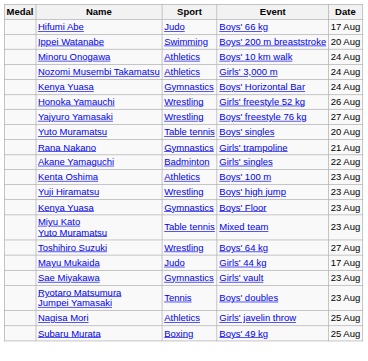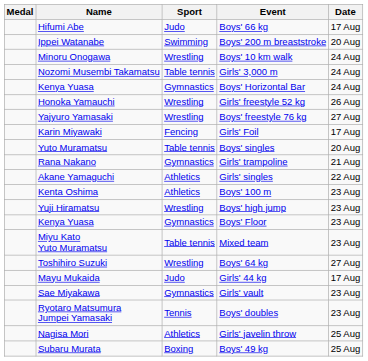(182, 57) Athletics -> (184, 57) Wrestling
(182, 72) Athletics -> (190, 72) Table tennis
+ row: (239, 132)
(187, 162) Badminton -> (182, 177) Athletics
